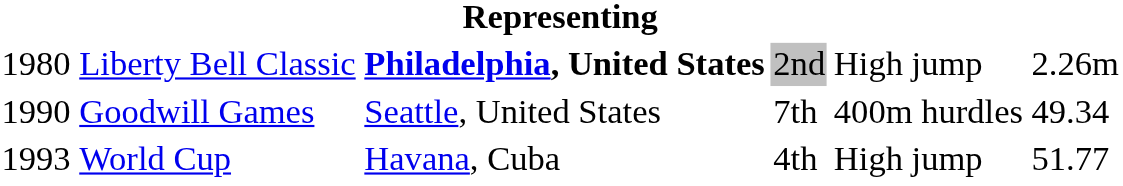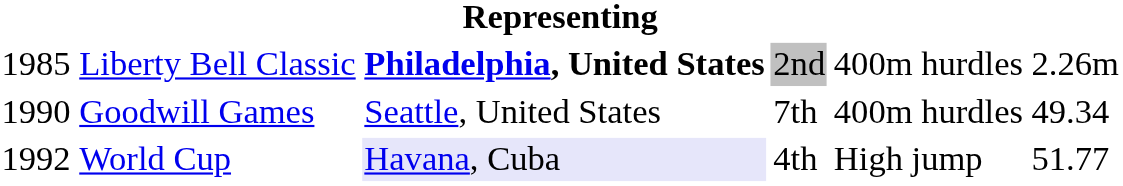(36, 63) 1980 -> (36, 63) 1985
(908, 63) High jump -> (928, 63) 400m hurdles
(36, 158) 1993 -> (36, 158) 1992
(462, 158) no background -> (462, 158) lavender background
